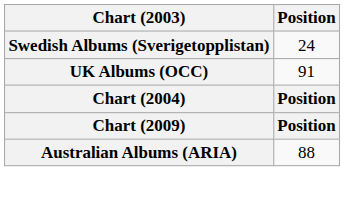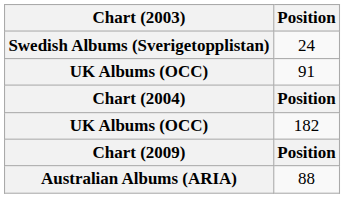+ row: (307, 125)
